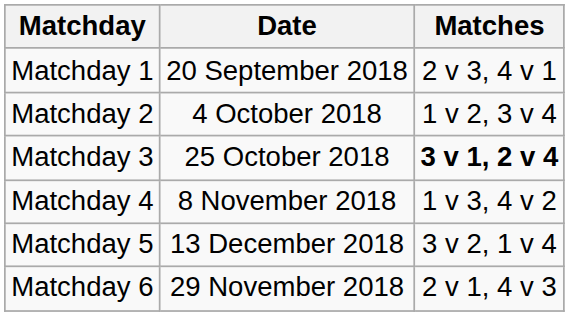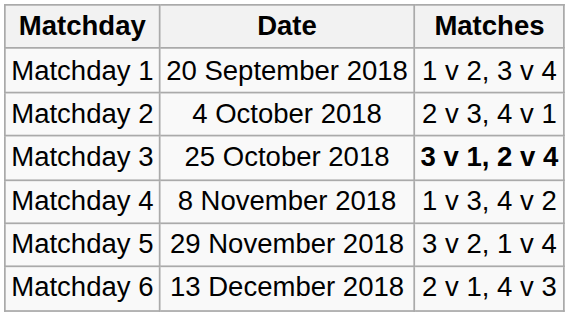(489, 69) 2 v 3, 4 v 1 -> (489, 69) 1 v 2, 3 v 4
(489, 113) 1 v 2, 3 v 4 -> (489, 113) 2 v 3, 4 v 1
(287, 244) 13 December 2018 -> (287, 244) 29 November 2018
(287, 288) 29 November 2018 -> (287, 288) 13 December 2018
